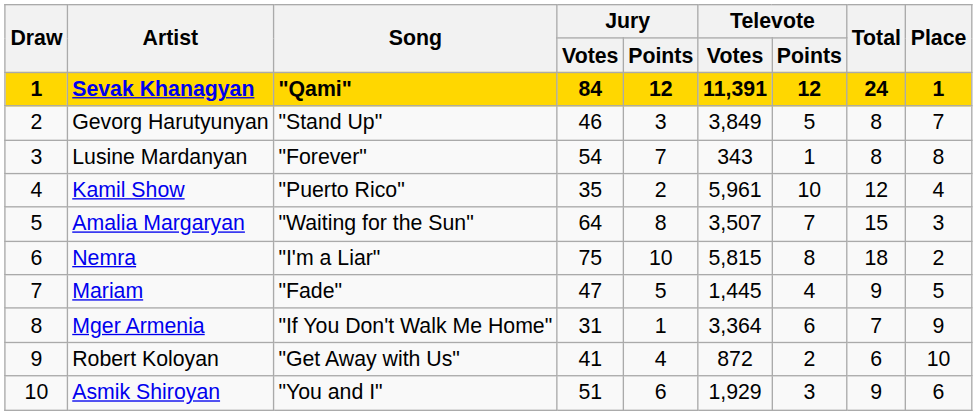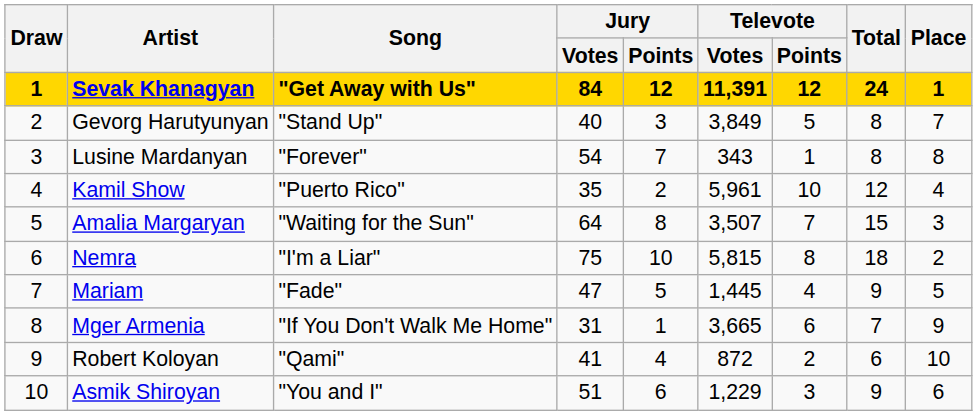(315, 88) "Qami" -> (377, 88) "Get Away with Us"
(590, 122) 46 -> (590, 122) 40
(735, 325) 3,364 -> (735, 325) 3,665
(369, 358) "Get Away with Us" -> (311, 358) "Qami"
(735, 392) 1,929 -> (735, 392) 1,229
